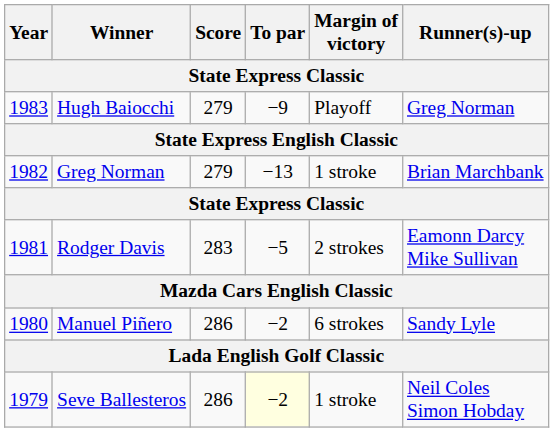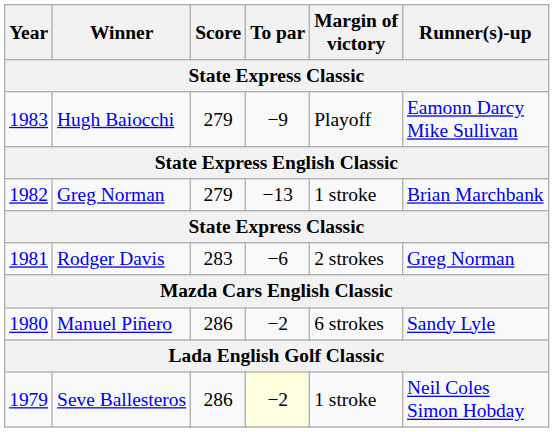(461, 107) Greg Norman -> (466, 119) Eamonn Darcy Mike Sullivan
(278, 247) −5 -> (278, 259) −6
(466, 247) Eamonn Darcy Mike Sullivan -> (461, 259) Greg Norman
